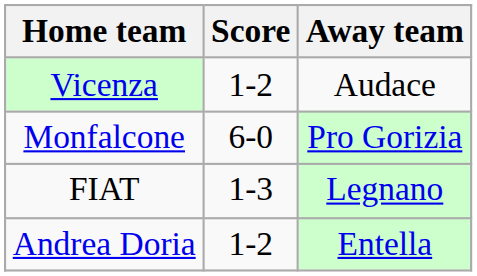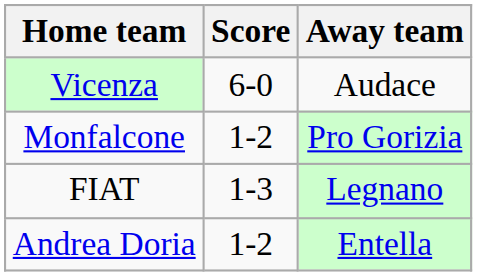(251, 84) 1-2 -> (251, 84) 6-0
(251, 137) 6-0 -> (251, 137) 1-2
